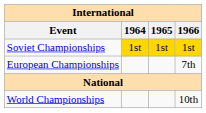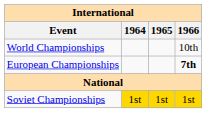rows swapped: (56, 99) <-> (56, 47)
(188, 64) normal -> (188, 64) bold
